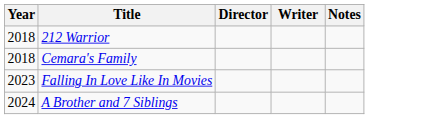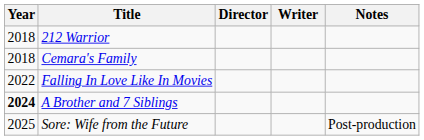(21, 80) 2023 -> (21, 80) 2022
(21, 102) normal -> (21, 102) bold
+ row: (115, 124)
